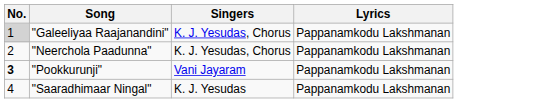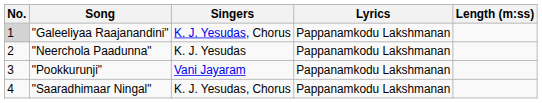+ column: (495, 14)
(232, 51) K. J. Yesudas, Chorus -> (210, 51) K. J. Yesudas
(10, 70) bold -> (10, 70) normal
(210, 89) K. J. Yesudas -> (232, 89) K. J. Yesudas, Chorus
